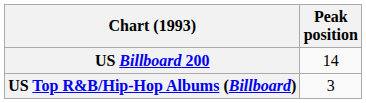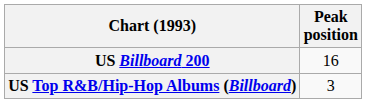(331, 60) 14 -> (331, 60) 16
